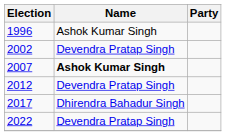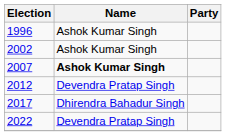(115, 49) Devendra Pratap Singh -> (107, 49) Ashok Kumar Singh
